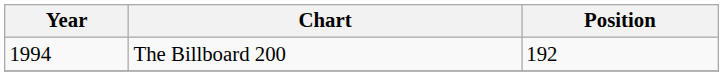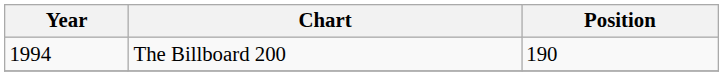(542, 53) 192 -> (542, 53) 190
